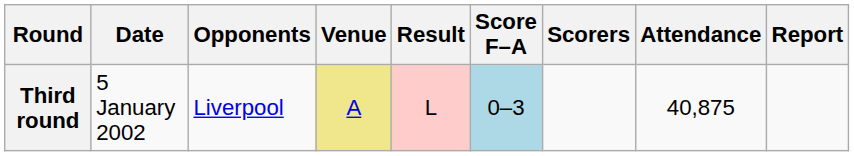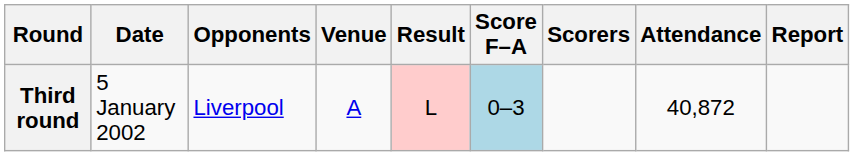(354, 107) khaki background -> (354, 107) no background
(701, 107) 40,875 -> (701, 107) 40,872
